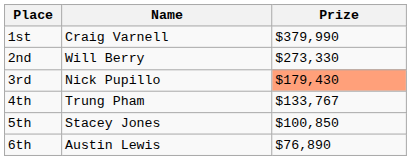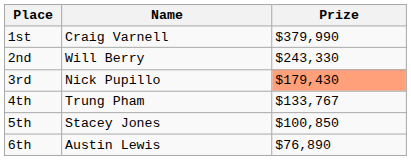(307, 59) $273,330 -> (307, 59) $243,330
